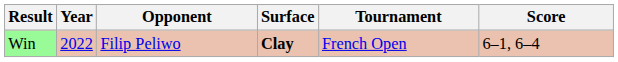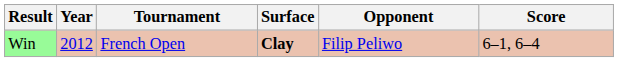columns swapped: (398, 17) <-> (177, 17)
(77, 43) 2022 -> (77, 43) 2012
